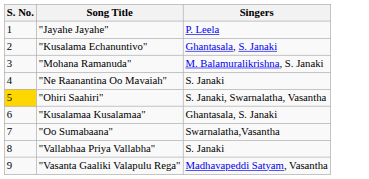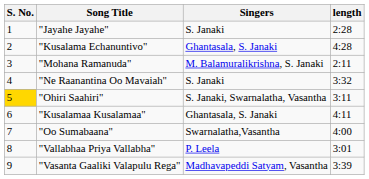+ column: (347, 13)
(202, 30) P. Leela -> (205, 30) S. Janaki
(205, 149) S. Janaki -> (202, 149) P. Leela
